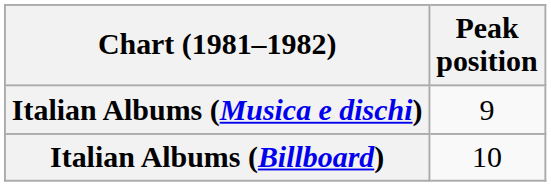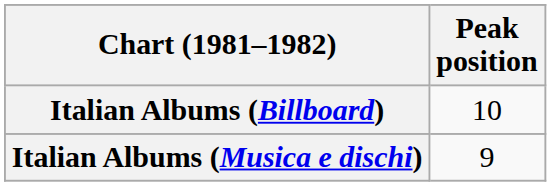rows swapped: (217, 156) <-> (217, 109)
